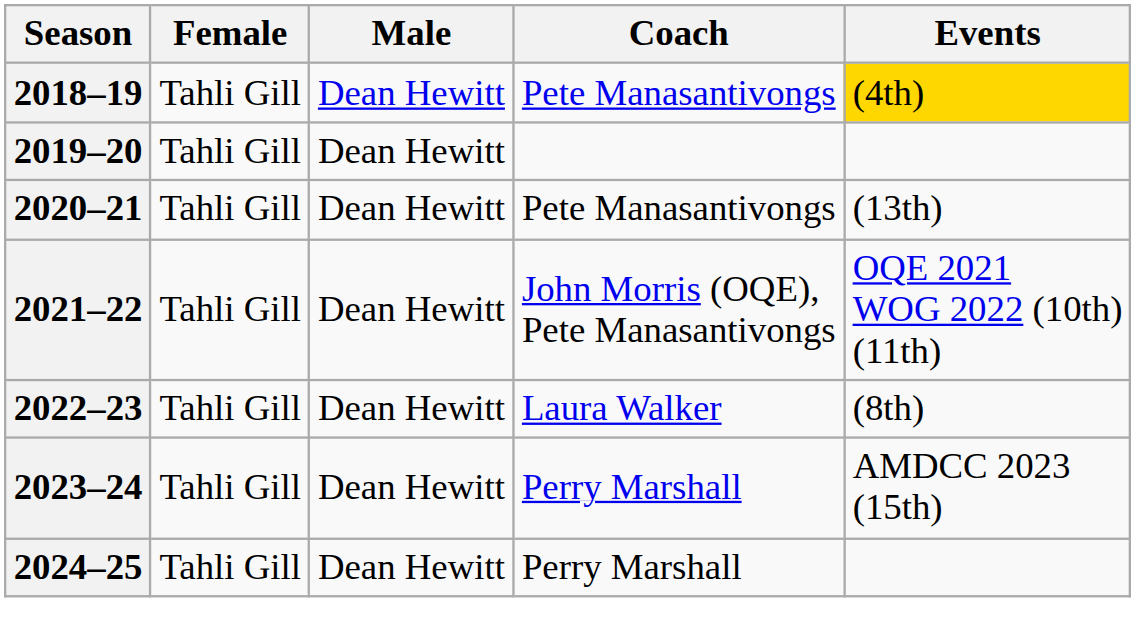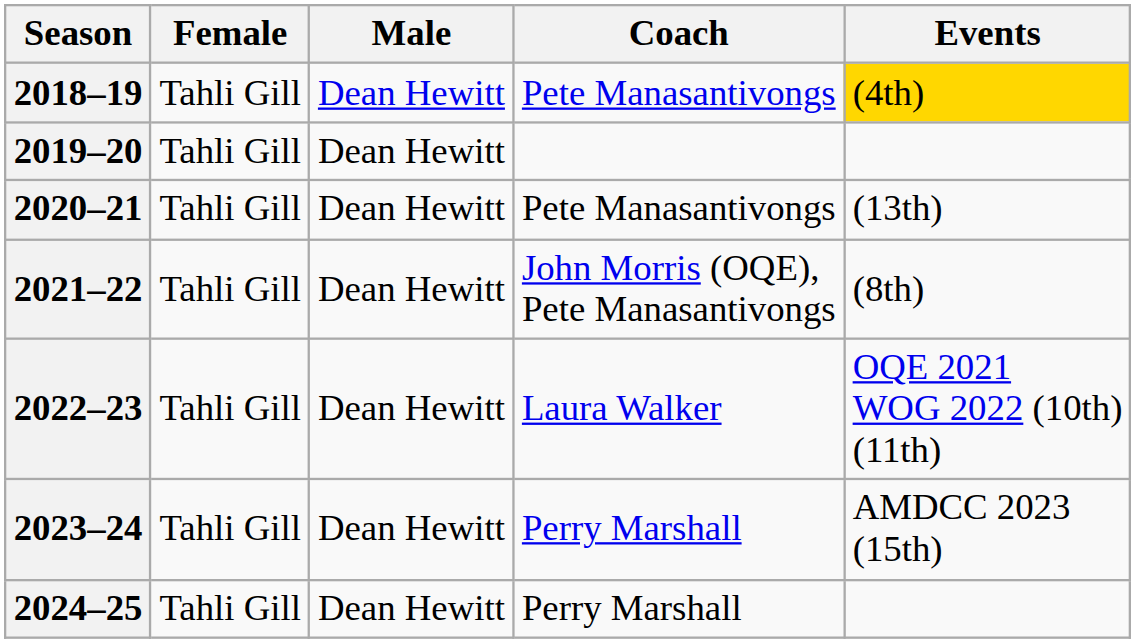(988, 308) OQE 2021 WOG 2022 (10th) (11th) -> (888, 287) (8th)
(888, 408) (8th) -> (988, 408) OQE 2021 WOG 2022 (10th) (11th)
